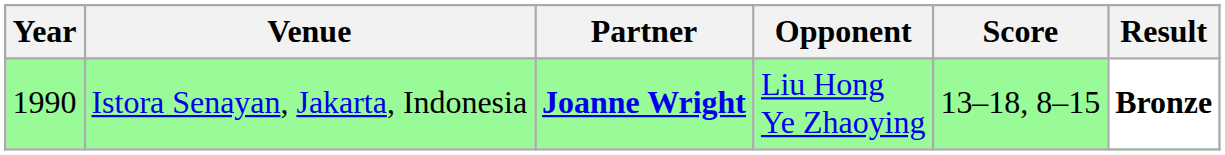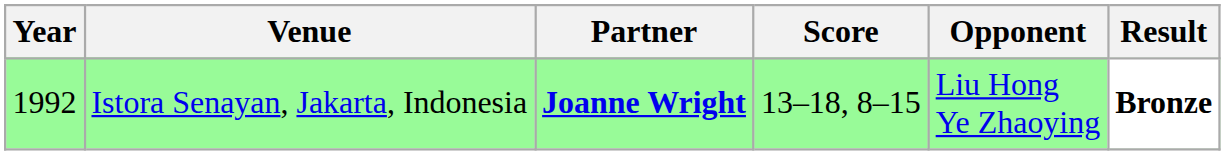columns swapped: (843, 31) <-> (1020, 31)
(45, 102) 1990 -> (45, 102) 1992
